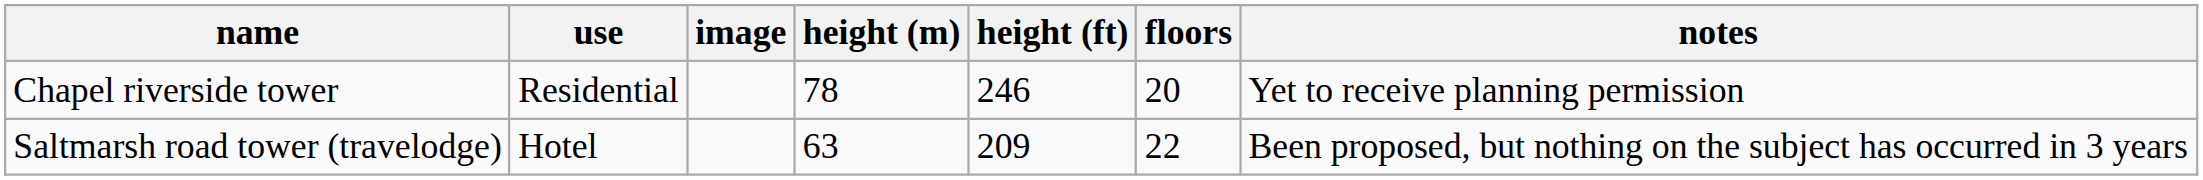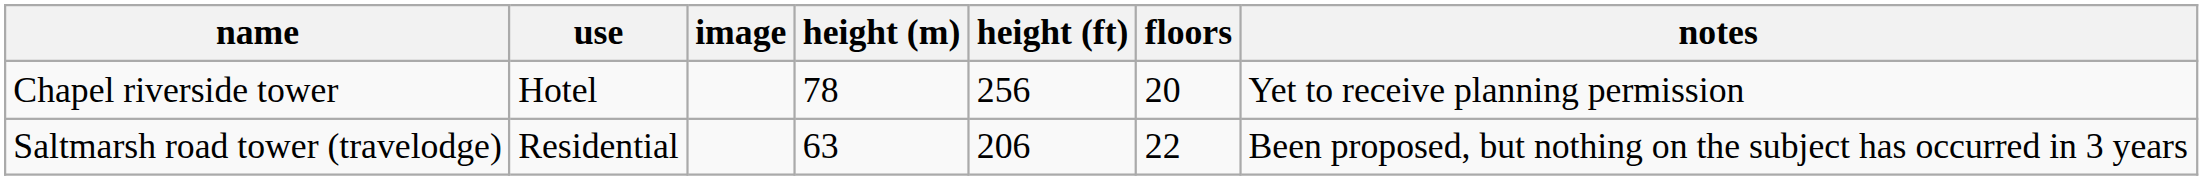(598, 89) Residential -> (558, 89) Hotel
(1004, 89) 246 -> (1004, 89) 256
(558, 145) Hotel -> (598, 145) Residential
(1004, 145) 209 -> (1004, 145) 206
